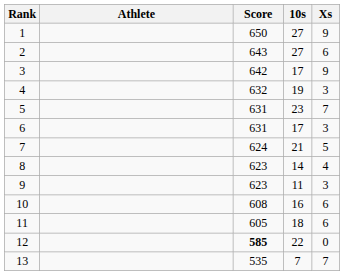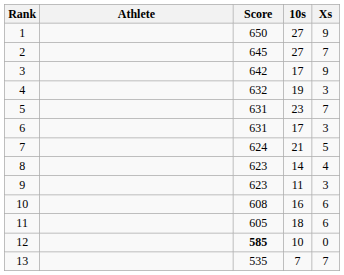(258, 52) 643 -> (258, 52) 645
(326, 52) 6 -> (326, 52) 7
(297, 242) 22 -> (297, 242) 10
